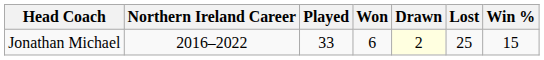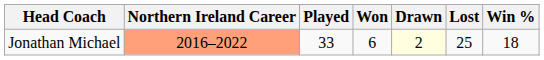(212, 42) no background -> (212, 42) lightsalmon background
(511, 42) 15 -> (511, 42) 18
